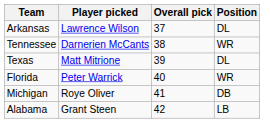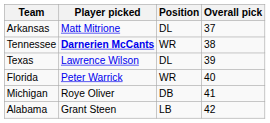columns swapped: (183, 12) <-> (237, 12)
(100, 28) Lawrence Wilson -> (91, 28) Matt Mitrione
(105, 45) normal -> (108, 45) bold
(91, 61) Matt Mitrione -> (100, 61) Lawrence Wilson
